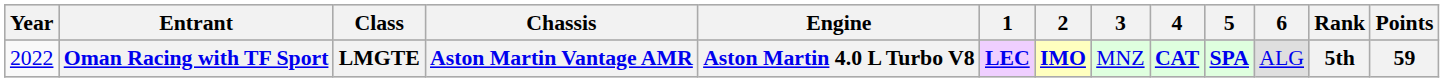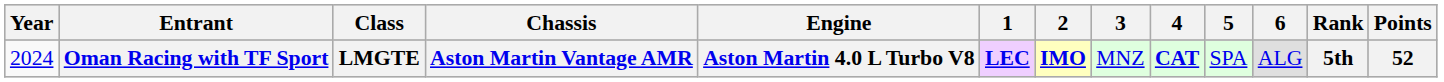(32, 57) 2022 -> (32, 57) 2024
(1229, 57) bold -> (1228, 57) normal
(1404, 57) 59 -> (1403, 57) 52
